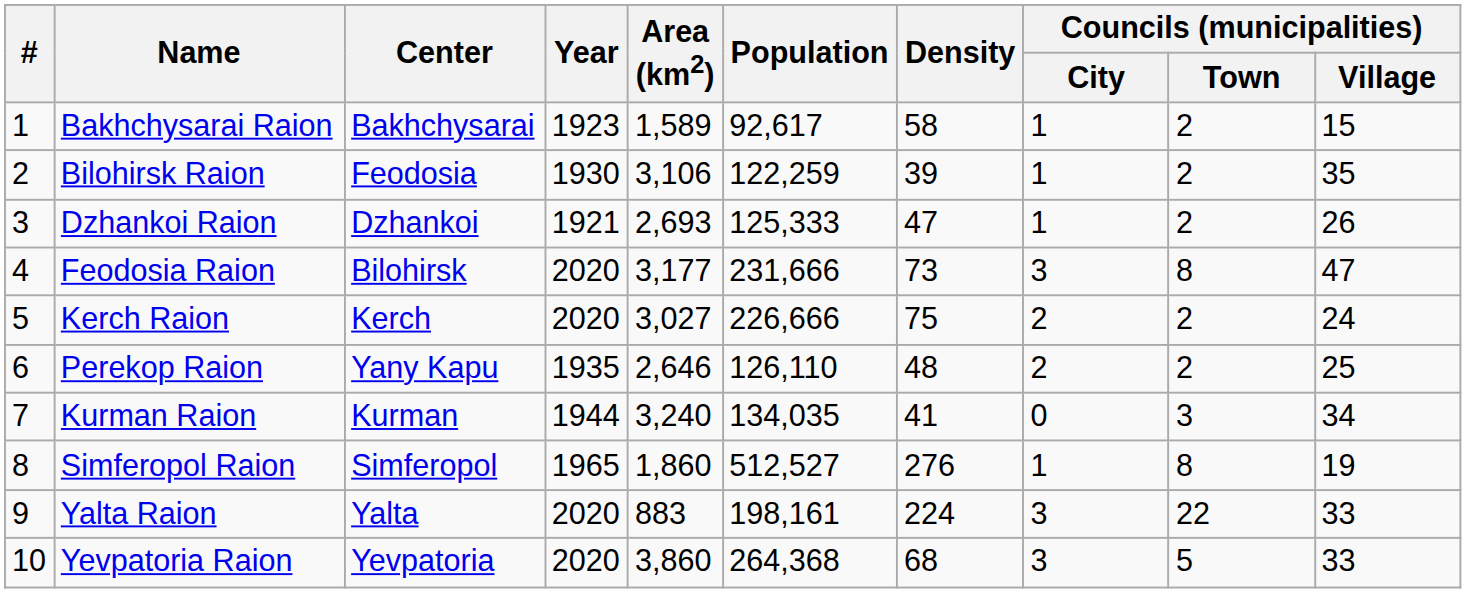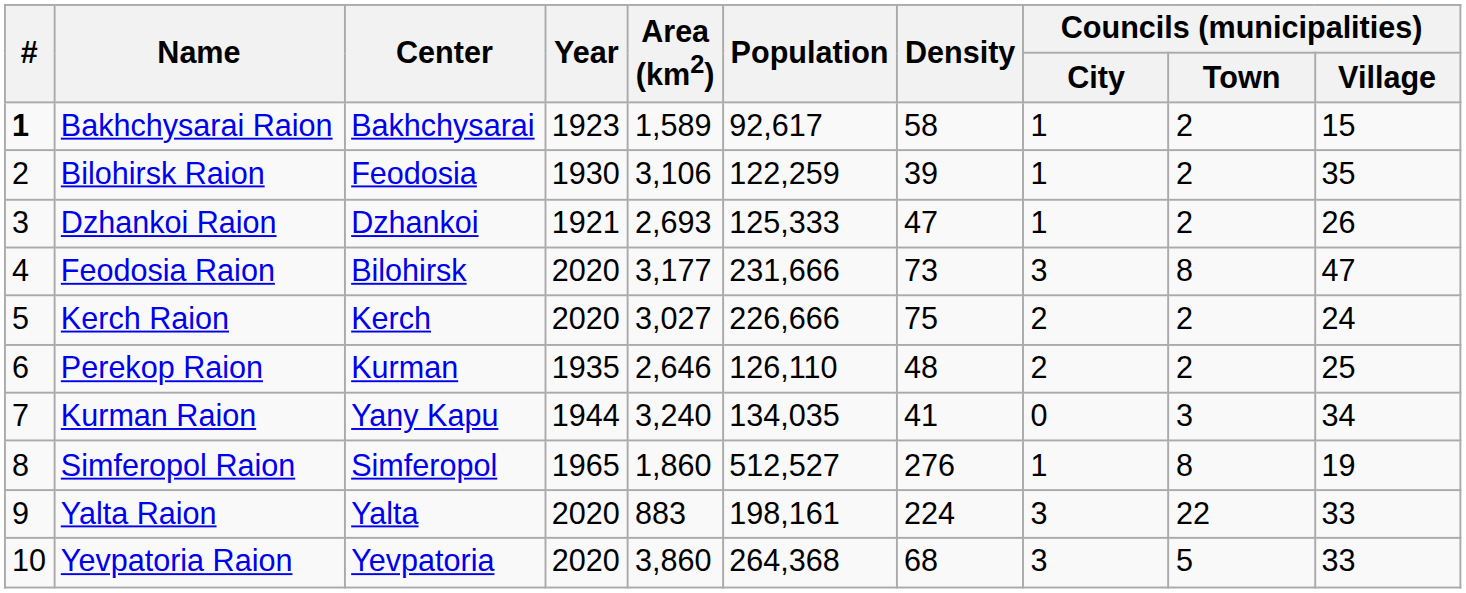(21, 125) normal -> (21, 125) bold
(425, 367) Yany Kapu -> (405, 367) Kurman
(405, 416) Kurman -> (425, 416) Yany Kapu
